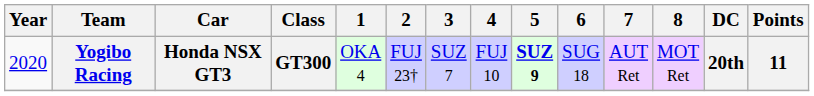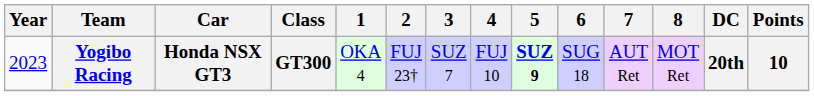(28, 63) 2020 -> (28, 63) 2023
(778, 63) 11 -> (778, 63) 10
